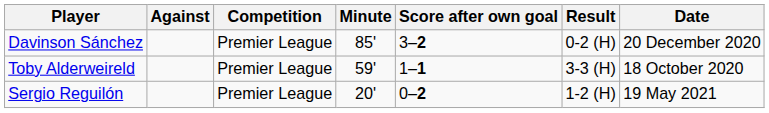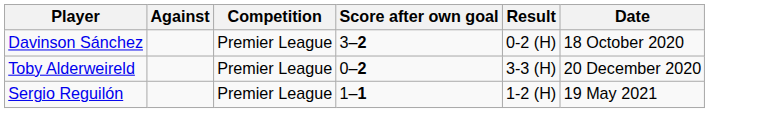- column: (366, 17)
(692, 42) 20 December 2020 -> (624, 42) 18 October 2020
(413, 68) 1–1 -> (353, 68) 0–2
(683, 68) 18 October 2020 -> (632, 68) 20 December 2020
(413, 94) 0–2 -> (353, 94) 1–1
